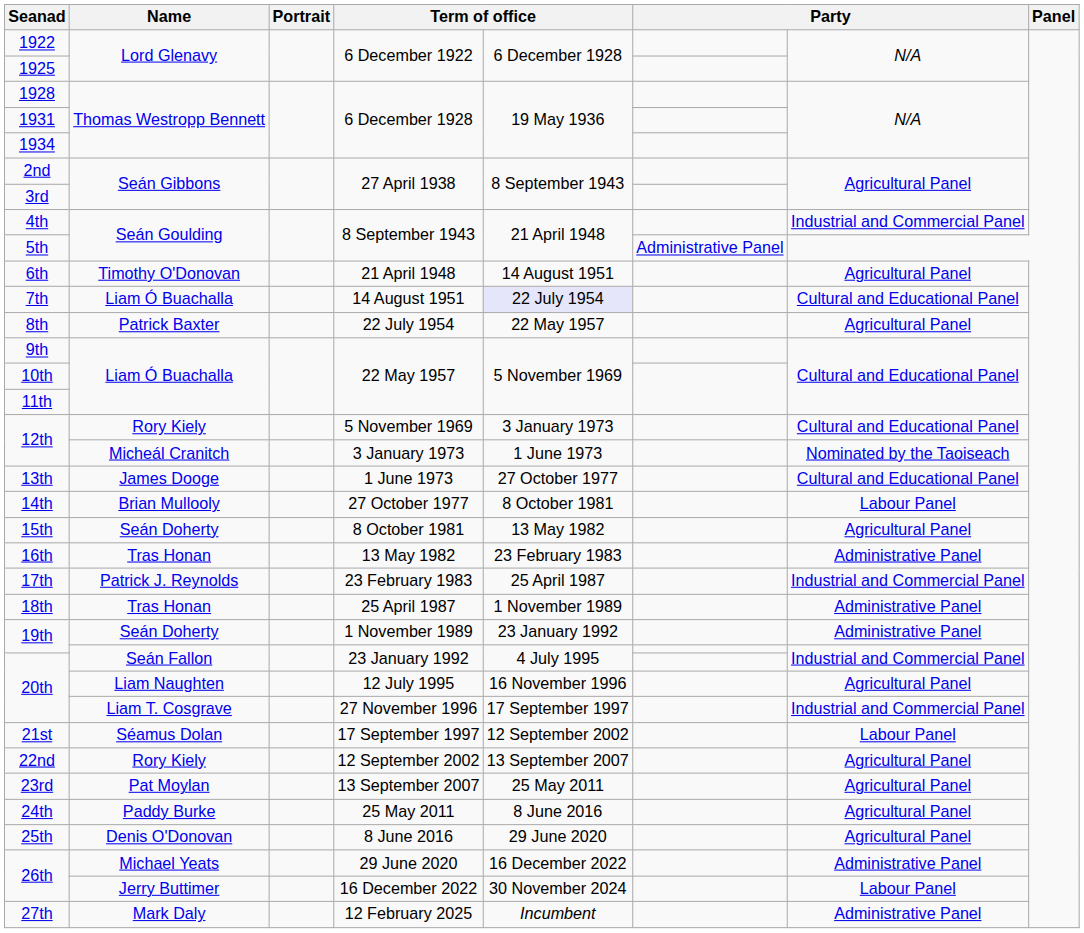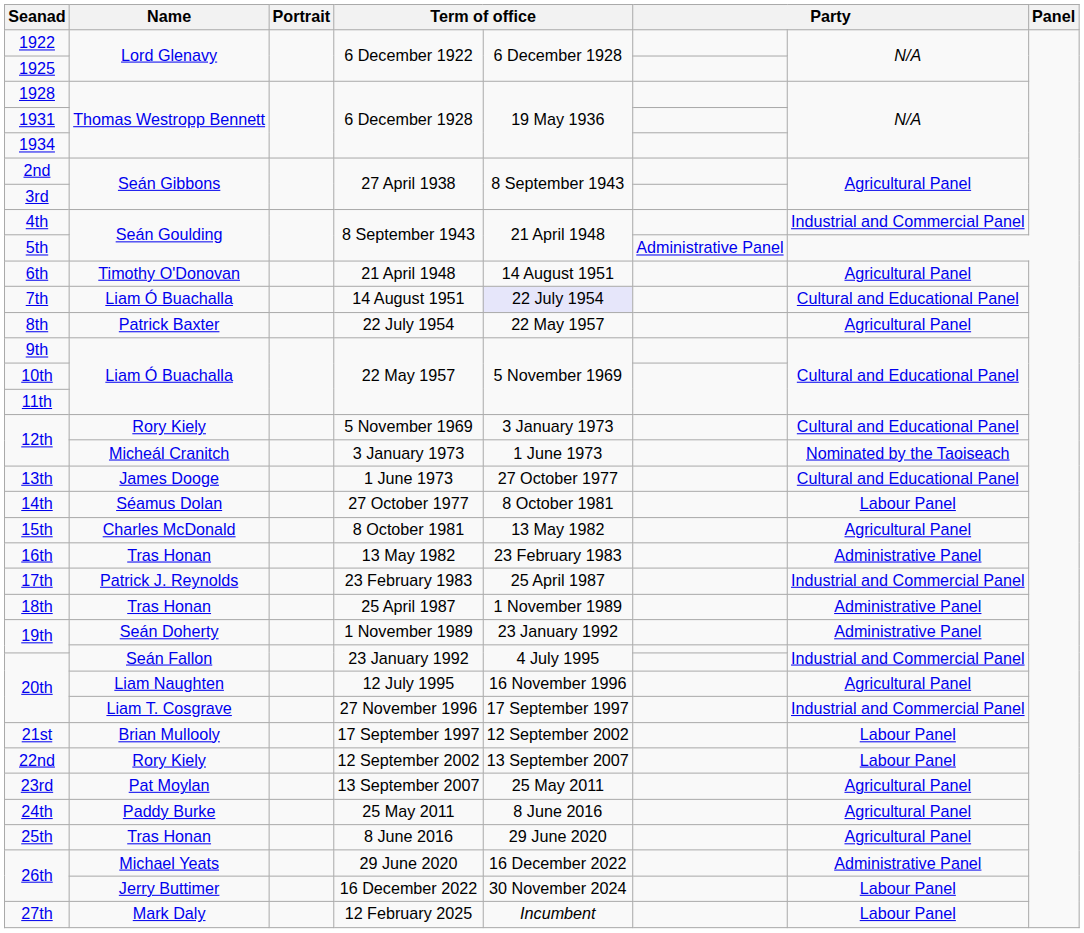(169, 504) Brian Mullooly -> (169, 504) Séamus Dolan
(169, 529) Seán Doherty -> (169, 529) Charles McDonald
(169, 734) Séamus Dolan -> (169, 734) Brian Mullooly
(908, 760) Agricultural Panel -> (908, 760) Labour Panel
(169, 837) Denis O'Donovan -> (169, 837) Tras Honan
(908, 914) Administrative Panel -> (908, 914) Labour Panel
